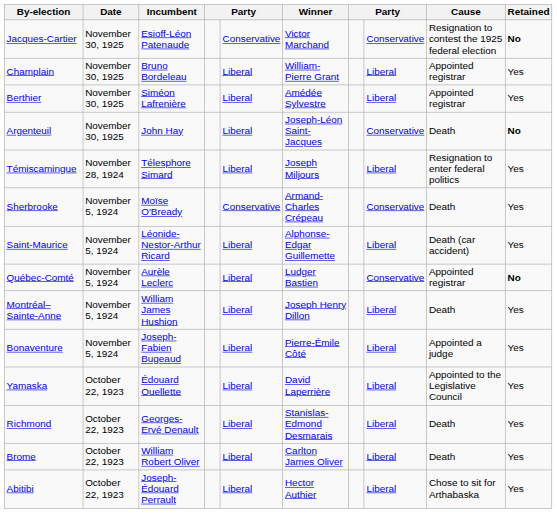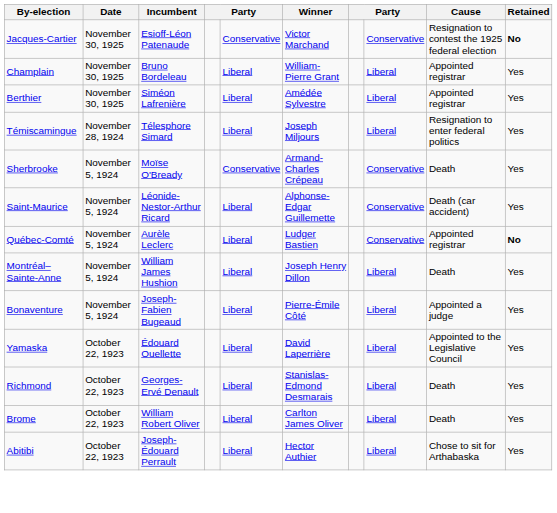- row: (29, 131)
(381, 245) Liberal -> (395, 207) Conservative
